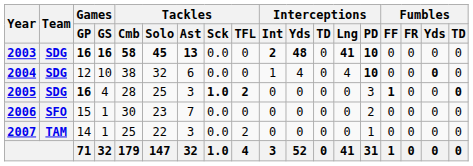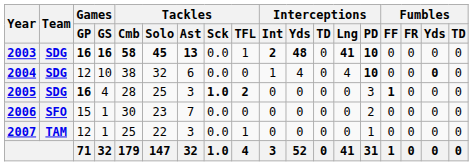(245, 53) 0 -> (245, 53) 1
(458, 92) bold -> (458, 92) normal
(84, 131) 14 -> (84, 131) 12
(245, 131) 2 -> (245, 131) 1
